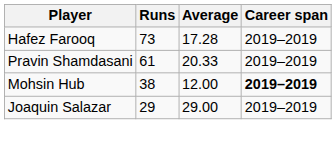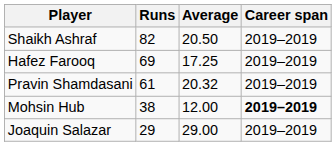+ row: (52, 38)
(147, 38) 73 -> (147, 61) 69
(200, 38) 17.28 -> (200, 61) 17.25
(200, 61) 20.33 -> (200, 84) 20.32
